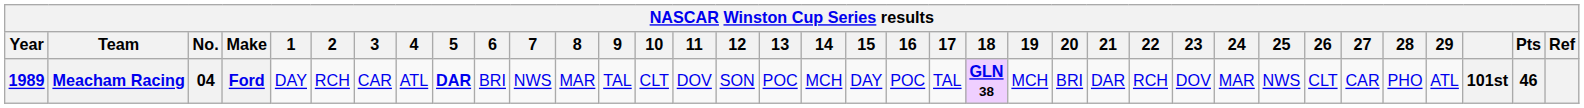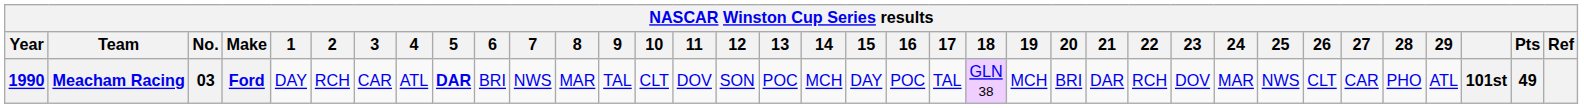(27, 81) 1989 -> (27, 81) 1990
(206, 81) 04 -> (206, 81) 03
(986, 81) bold -> (986, 80) normal
(1529, 81) 46 -> (1528, 81) 49
